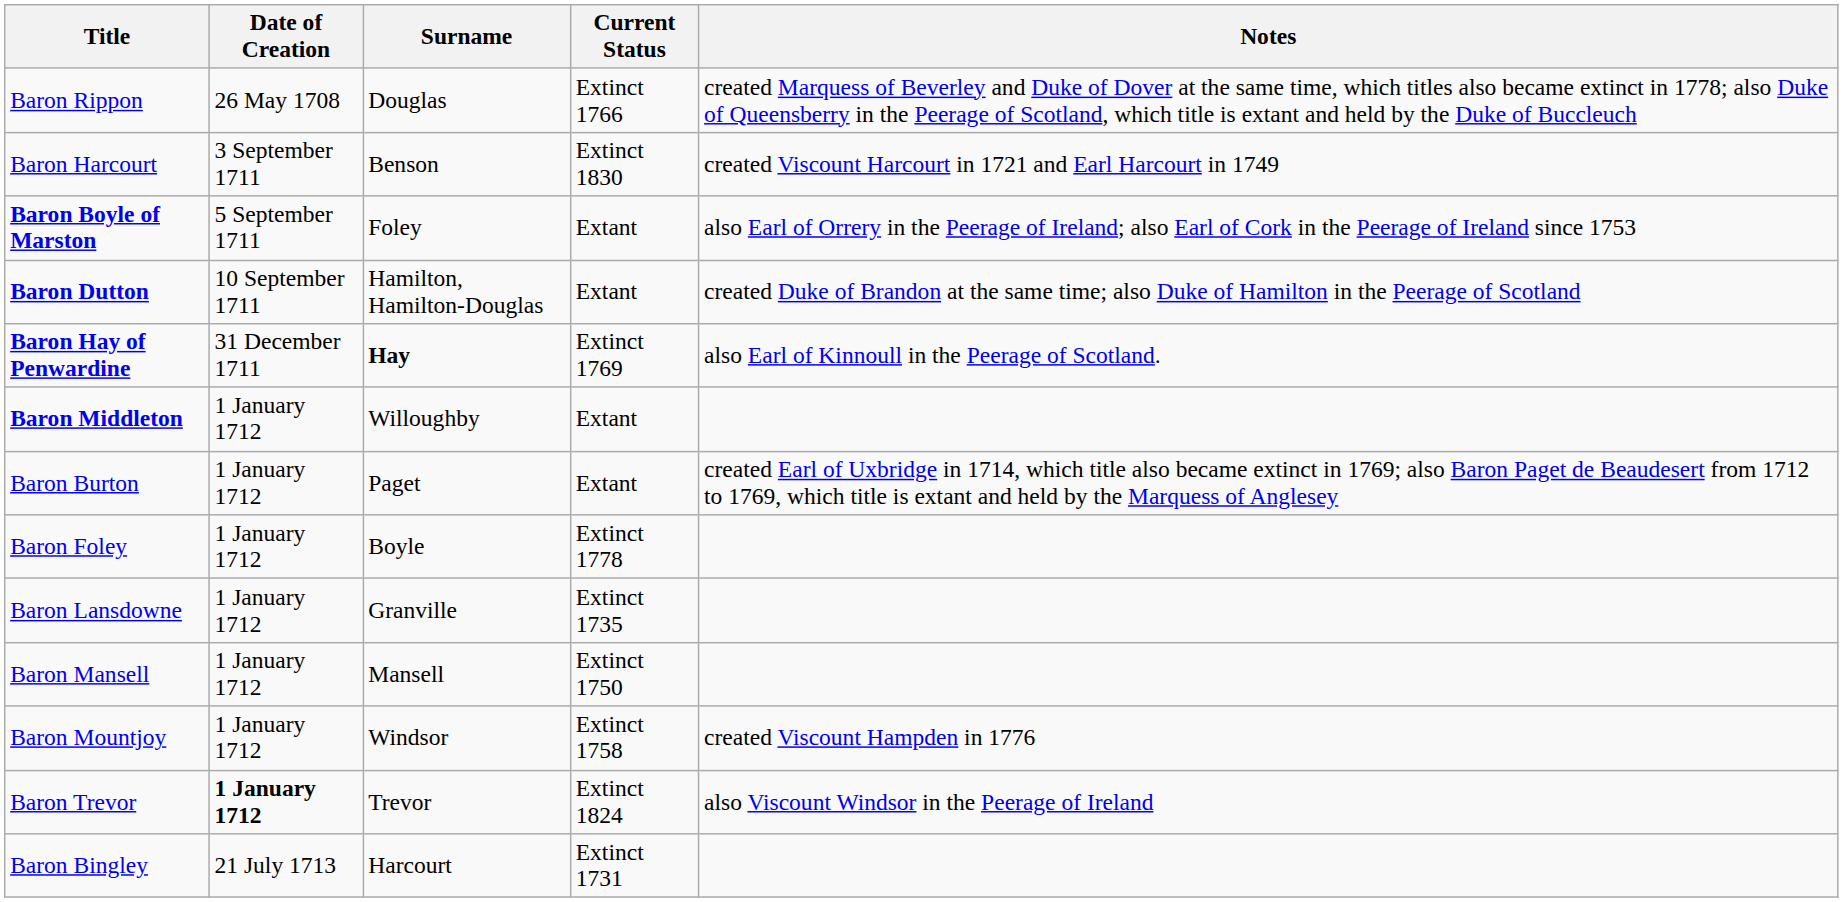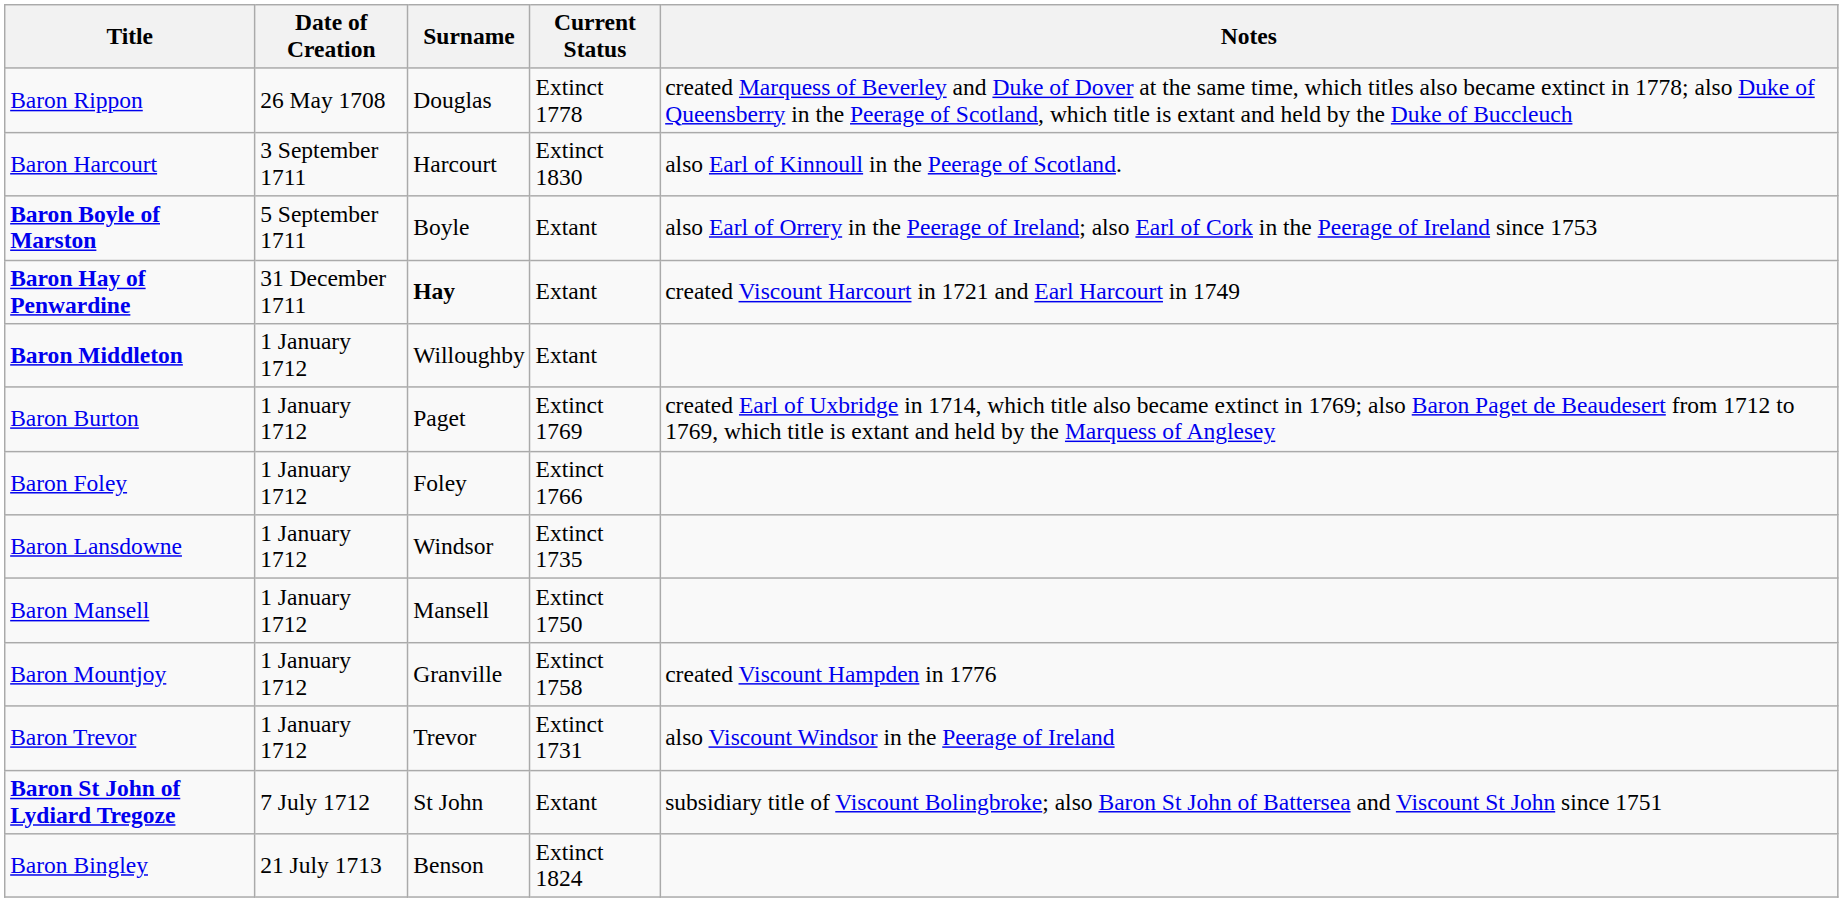(610, 100) Extinct 1766 -> (570, 100) Extinct 1778
(404, 163) Benson -> (455, 163) Harcourt
(992, 163) created Viscount Harcourt in 1721 and Earl Harcourt in 1749 -> (893, 163) also Earl of Kinnoull in the Peerage of Scotland.
(395, 227) Foley -> (441, 227) Boyle
- row: (80, 291)
(610, 355) Extinct 1769 -> (566, 291) Extant
(932, 355) also Earl of Kinnoull in the Peerage of Scotland. -> (953, 291) created Viscount Harcourt in 1721 and Earl Harcourt in 1749
(606, 482) Extant -> (570, 418) Extinct 1769
(396, 546) Boyle -> (440, 482) Foley
(610, 546) Extinct 1778 -> (570, 482) Extinct 1766
(413, 610) Granville -> (453, 546) Windsor
(408, 737) Windsor -> (458, 673) Granville
(265, 801) bold -> (306, 737) normal
(610, 801) Extinct 1824 -> (570, 737) Extinct 1731
+ row: (95, 801)
(410, 865) Harcourt -> (449, 865) Benson
(610, 865) Extinct 1731 -> (570, 865) Extinct 1824
